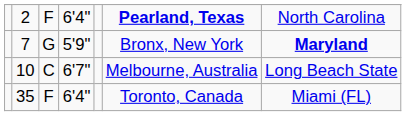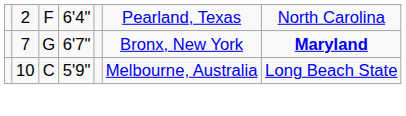(182, 17) bold -> (182, 17) normal
(77, 44) 5'9" -> (77, 44) 6'7"
(77, 70) 6'7" -> (77, 70) 5'9"
- row: (25, 96)
